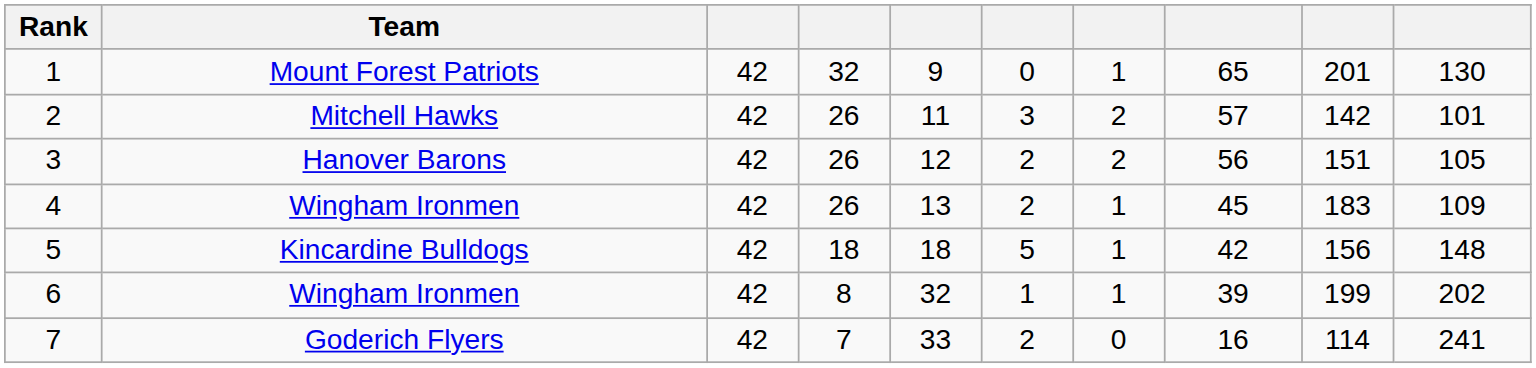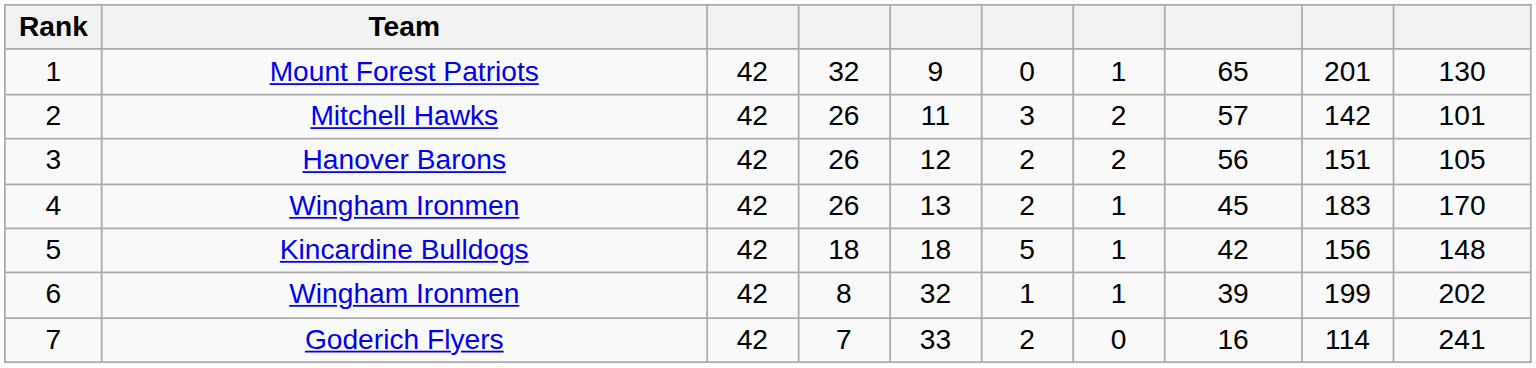(1462, 205) 109 -> (1462, 205) 170
